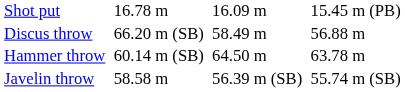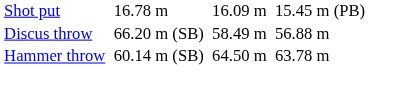- row: (49, 79)
